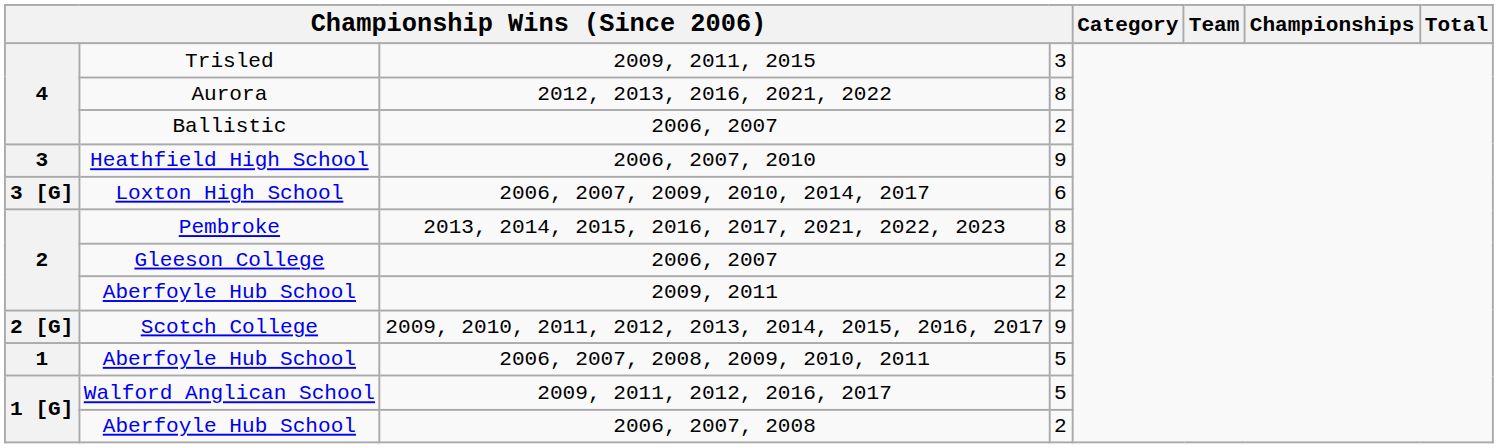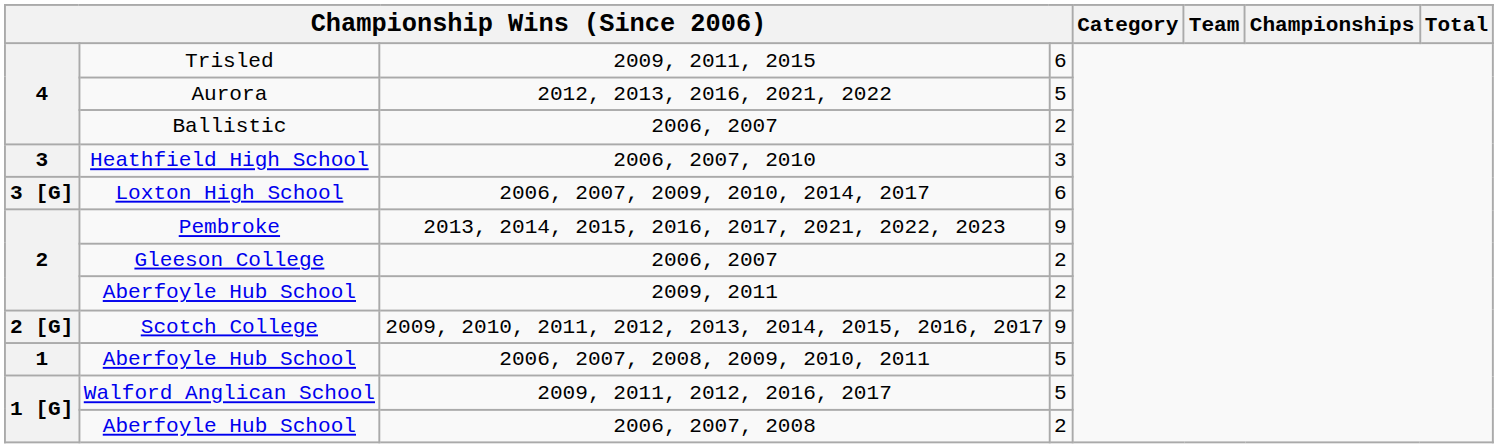(1060, 61) 3 -> (1060, 61) 6
(1060, 94) 8 -> (1060, 94) 5
(1060, 160) 9 -> (1060, 160) 3
(1060, 227) 8 -> (1060, 227) 9
